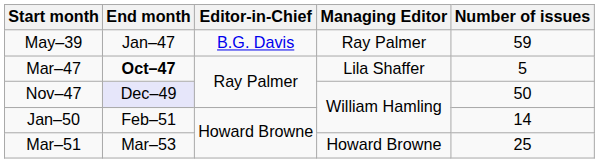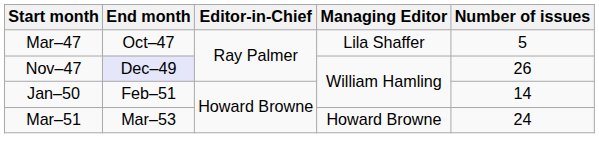- row: (54, 42)
(149, 68) bold -> (149, 42) normal
(522, 94) 50 -> (522, 68) 26
(522, 145) 25 -> (522, 119) 24
